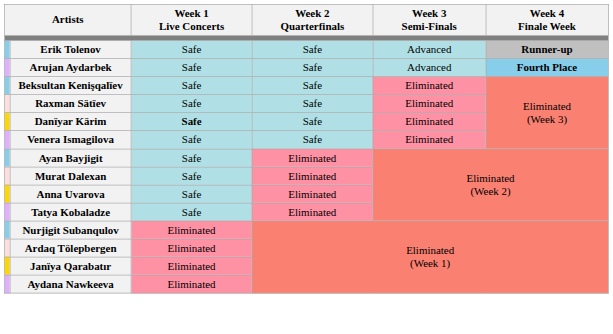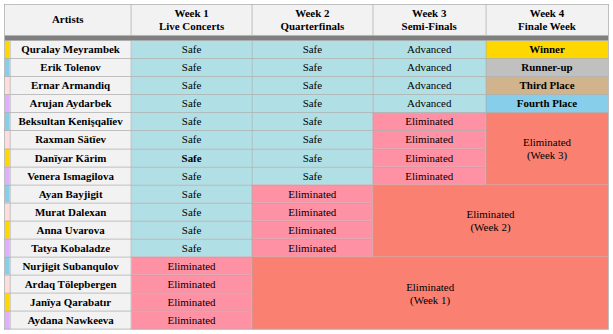+ row: (71, 49)
+ row: (71, 85)
